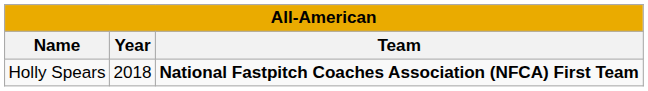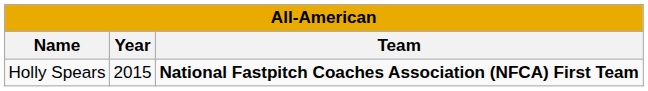(132, 72) 2018 -> (132, 72) 2015
